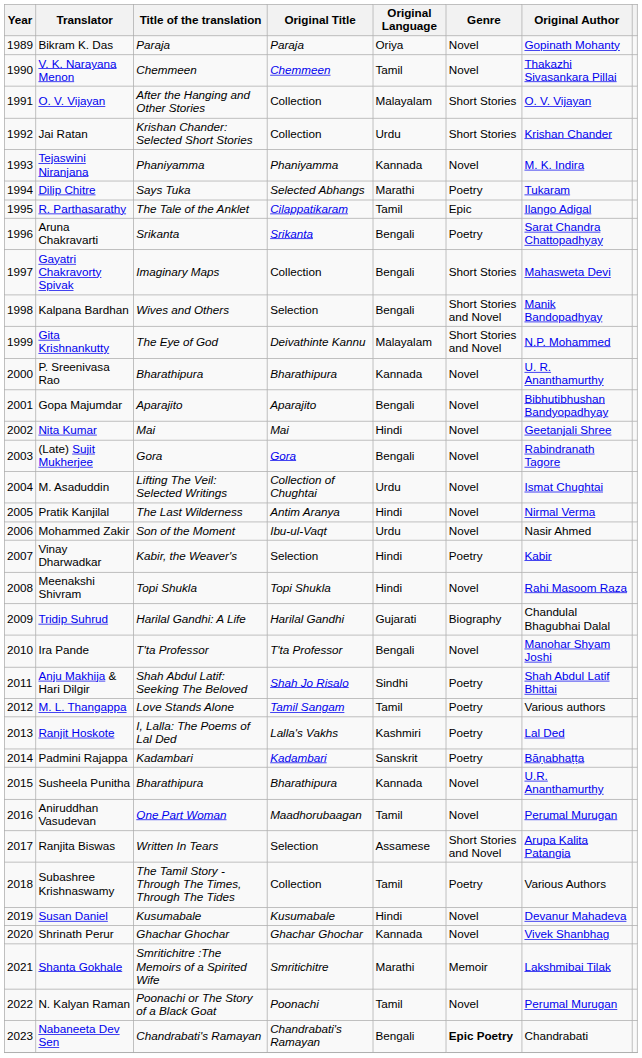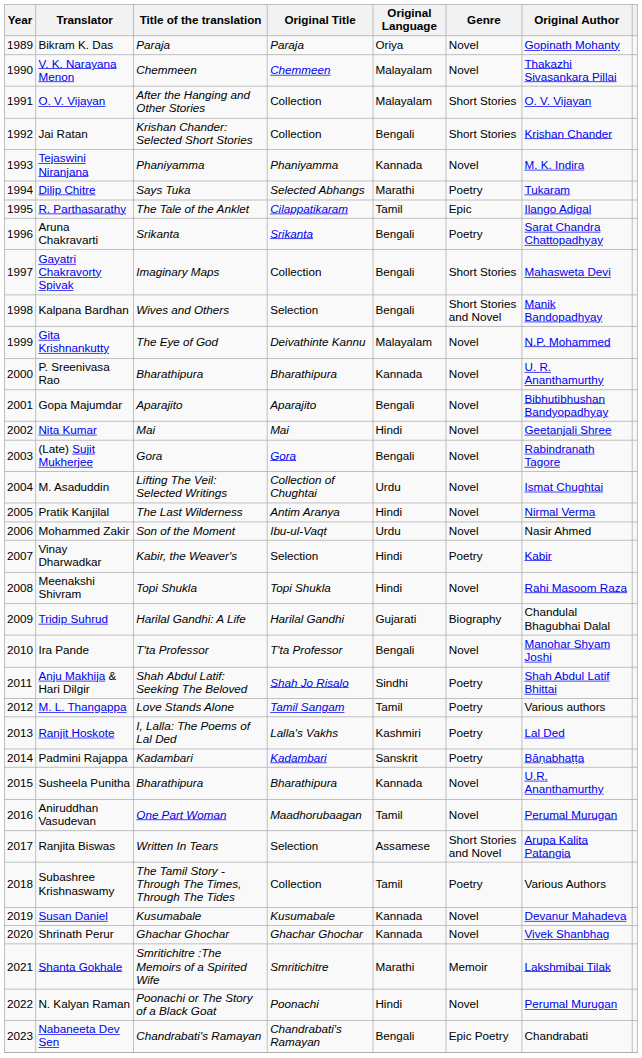(389, 70) Tamil -> (404, 70) Malayalam
(388, 133) Urdu -> (395, 133) Bengali
(483, 342) Short Stories and Novel -> (464, 342) Novel
(389, 916) Hindi -> (399, 916) Kannada
(389, 1004) Tamil -> (389, 1004) Hindi
(481, 1036) bold -> (479, 1036) normal
